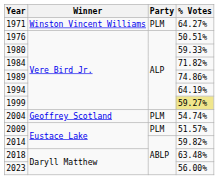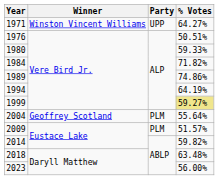(157, 24) PLM -> (157, 24) UPP
(192, 116) 54.74% -> (192, 116) 55.64%
